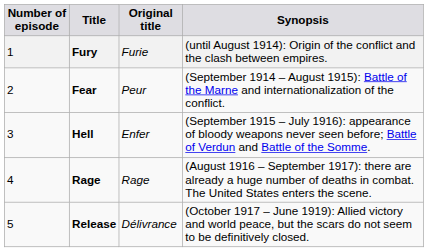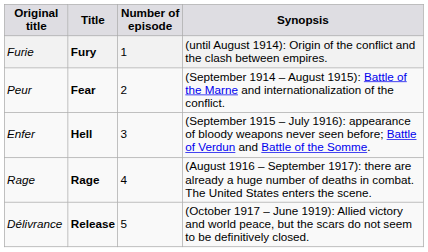columns swapped: (37, 20) <-> (151, 20)
